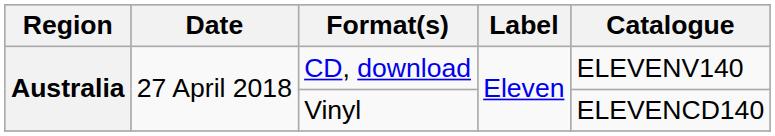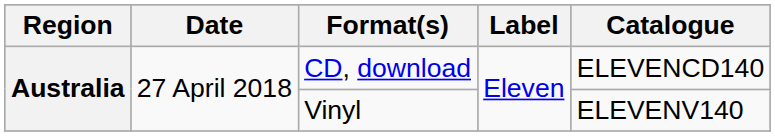(660, 67) ELEVENV140 -> (670, 67) ELEVENCD140
(670, 109) ELEVENCD140 -> (660, 109) ELEVENV140
